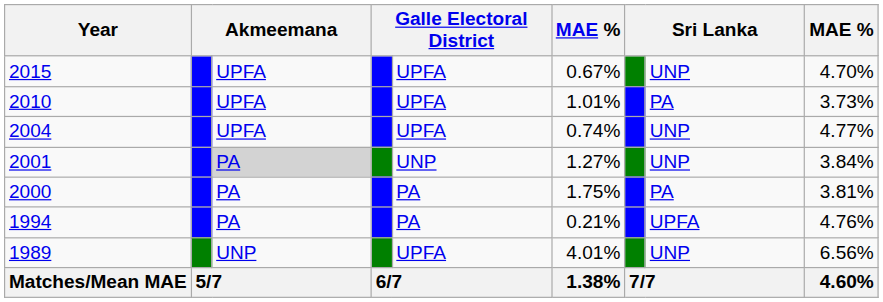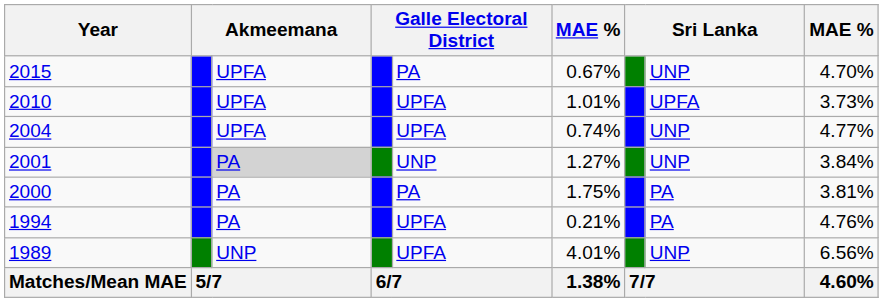(421, 71) UPFA -> (408, 71) PA
(662, 101) PA -> (675, 101) UPFA
(408, 222) PA -> (421, 222) UPFA
(675, 222) UPFA -> (662, 222) PA
